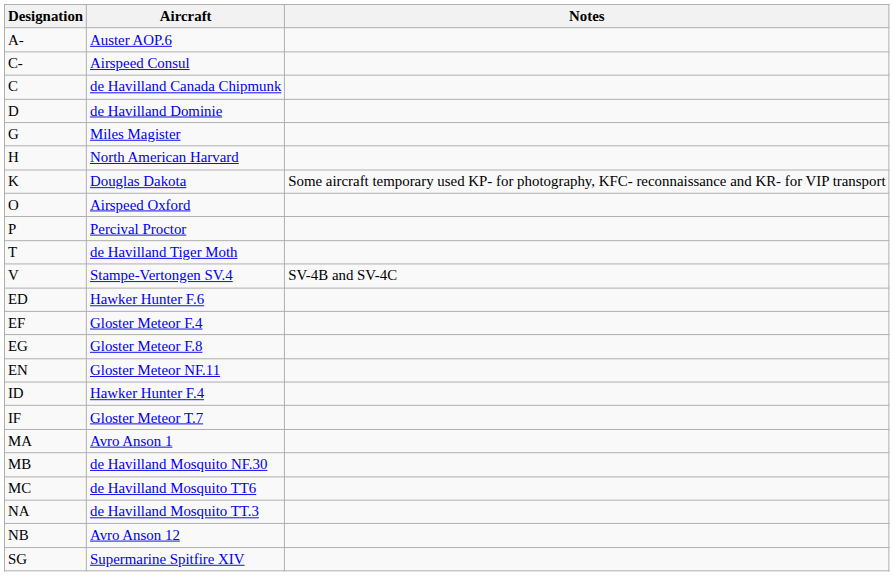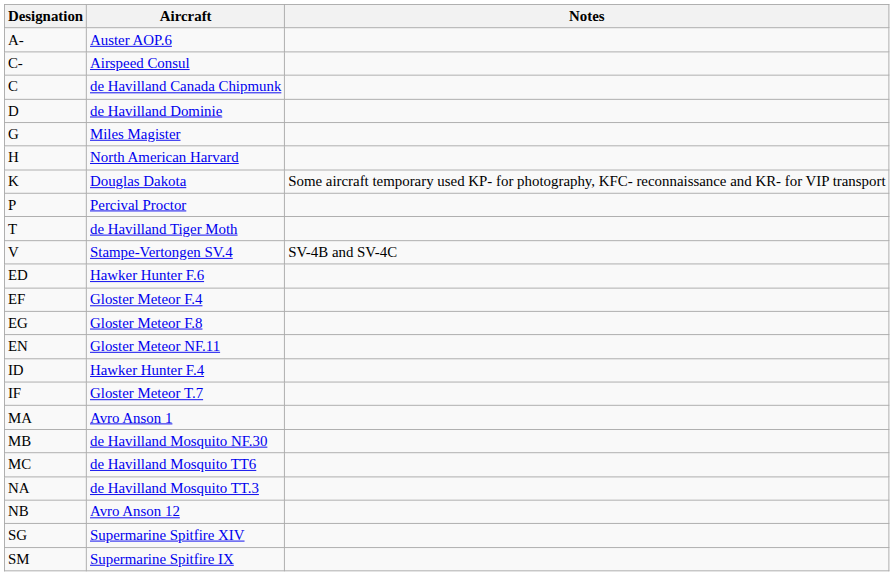- row: (13, 205)
+ row: (19, 559)
